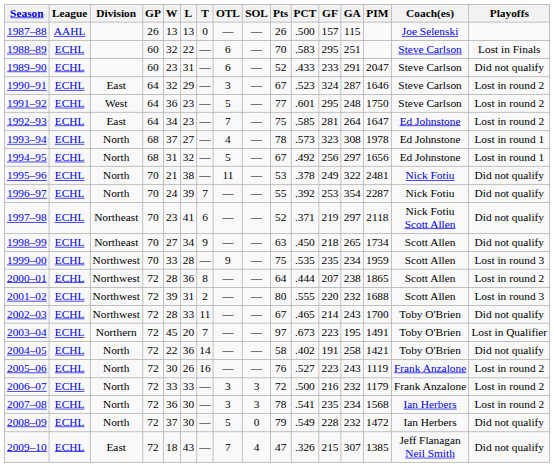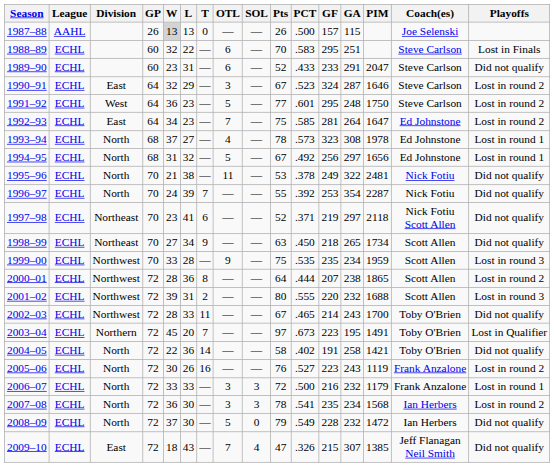(172, 31) no background -> (172, 31) lightgrey background
(509, 386) Lost in round 2 -> (509, 386) Lost in round 1
